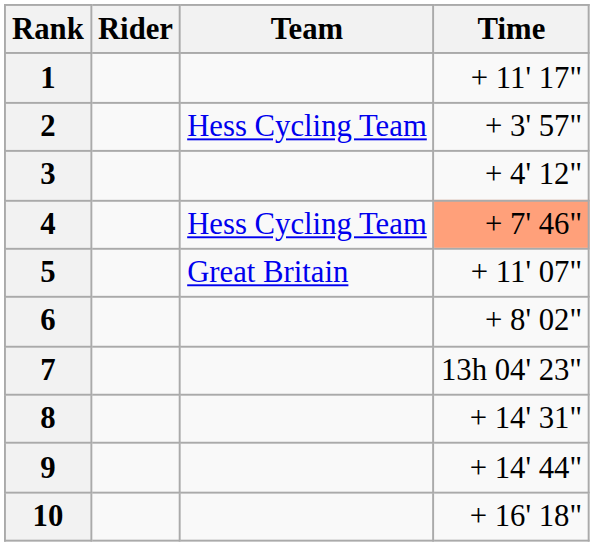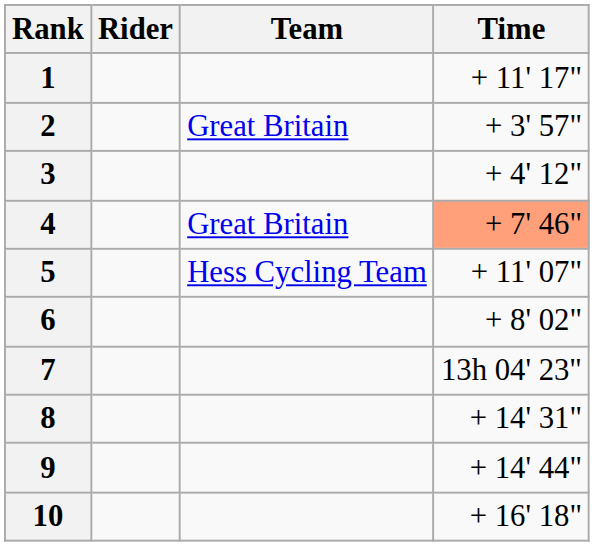(307, 126) Hess Cycling Team -> (268, 126) Great Britain
(307, 223) Hess Cycling Team -> (268, 223) Great Britain
(268, 272) Great Britain -> (307, 272) Hess Cycling Team
